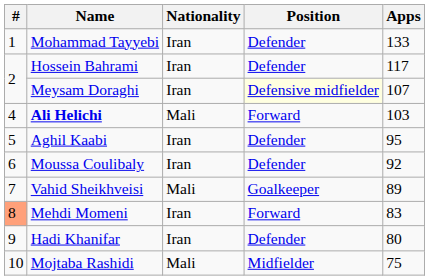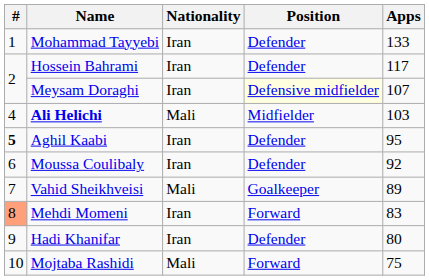(274, 115) Forward -> (281, 115) Midfielder
(12, 139) normal -> (12, 139) bold
(281, 262) Midfielder -> (274, 262) Forward
